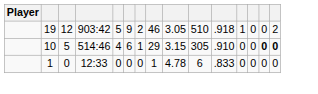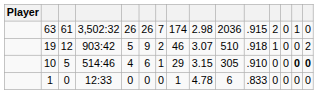+ row: (50, 30)
(175, 30) 3.05 -> (202, 47) 3.07
